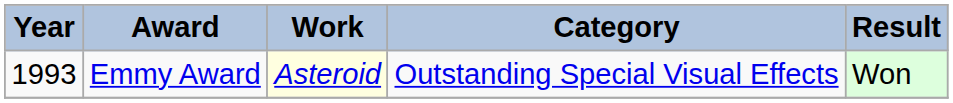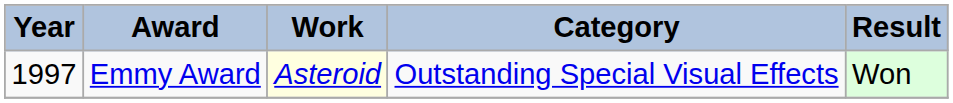(44, 73) 1993 -> (44, 73) 1997
